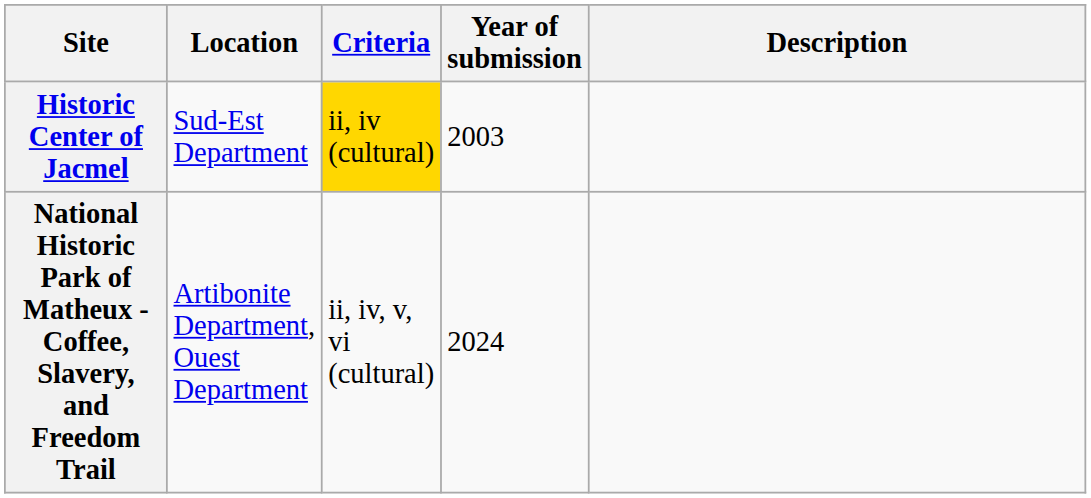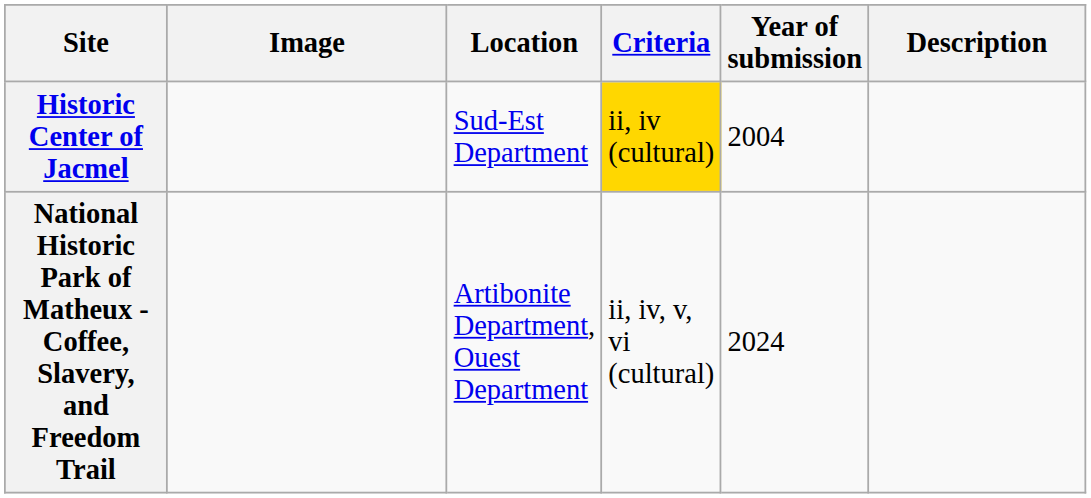+ column: (307, 43)
(476, 136) 2003 -> (756, 136) 2004
